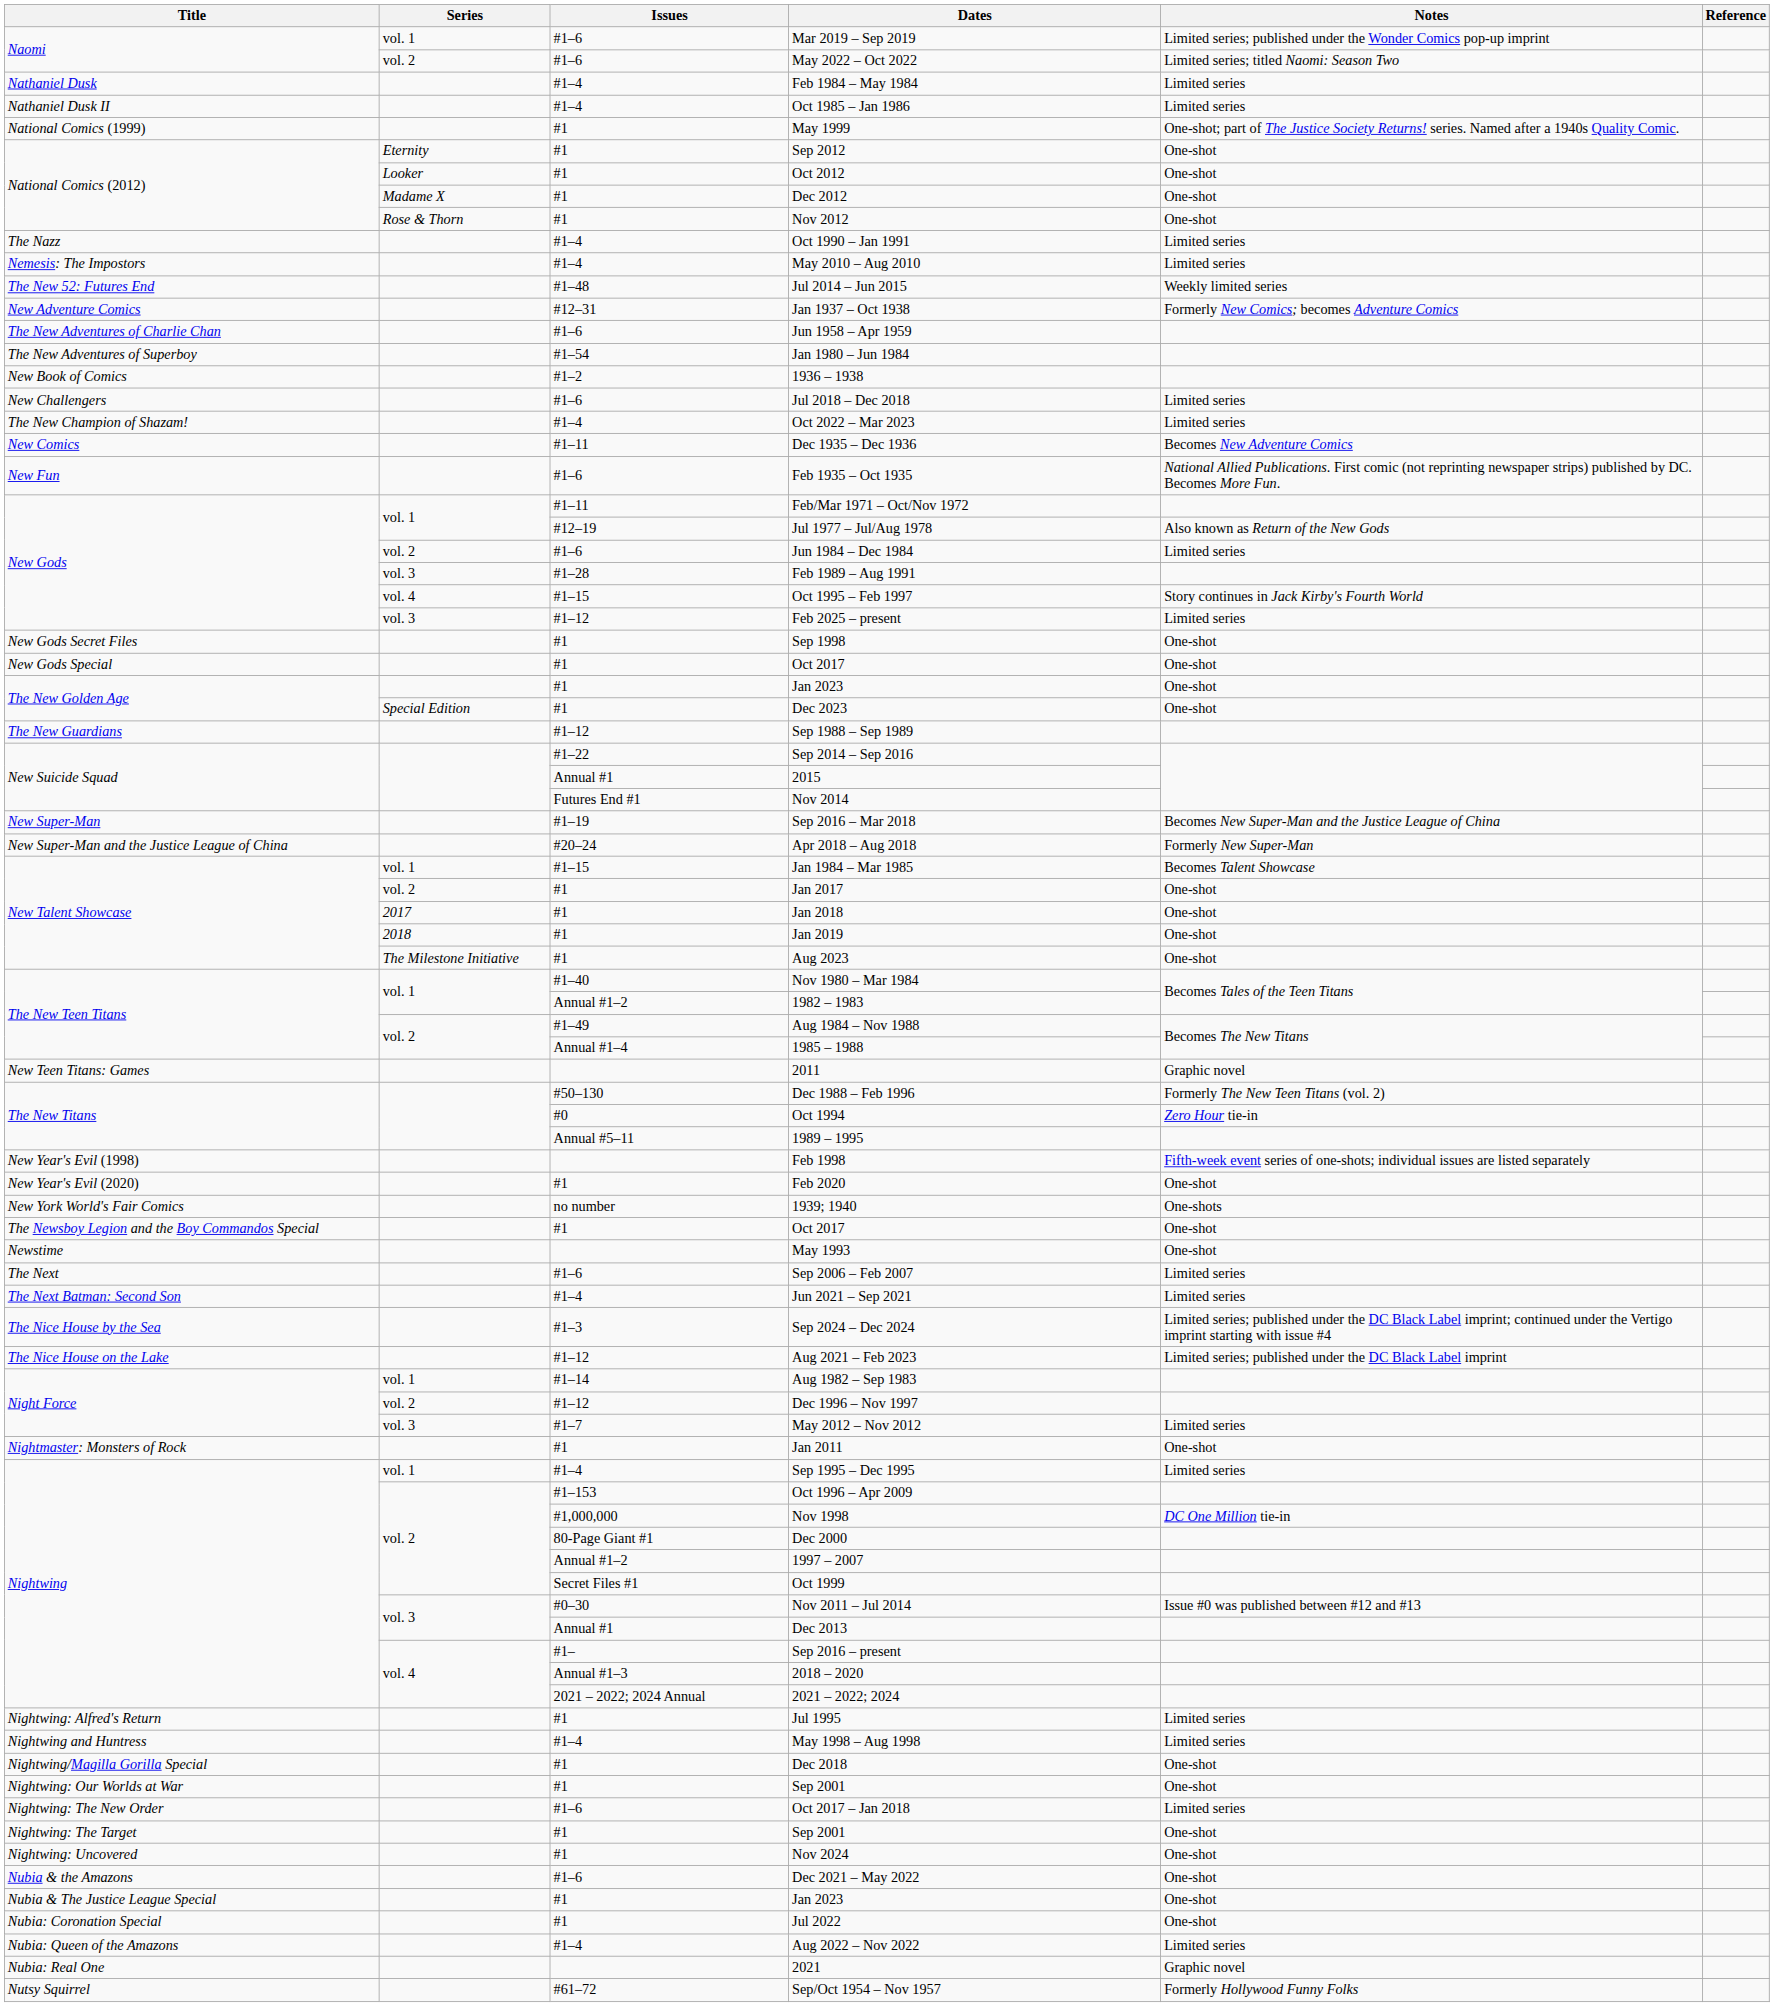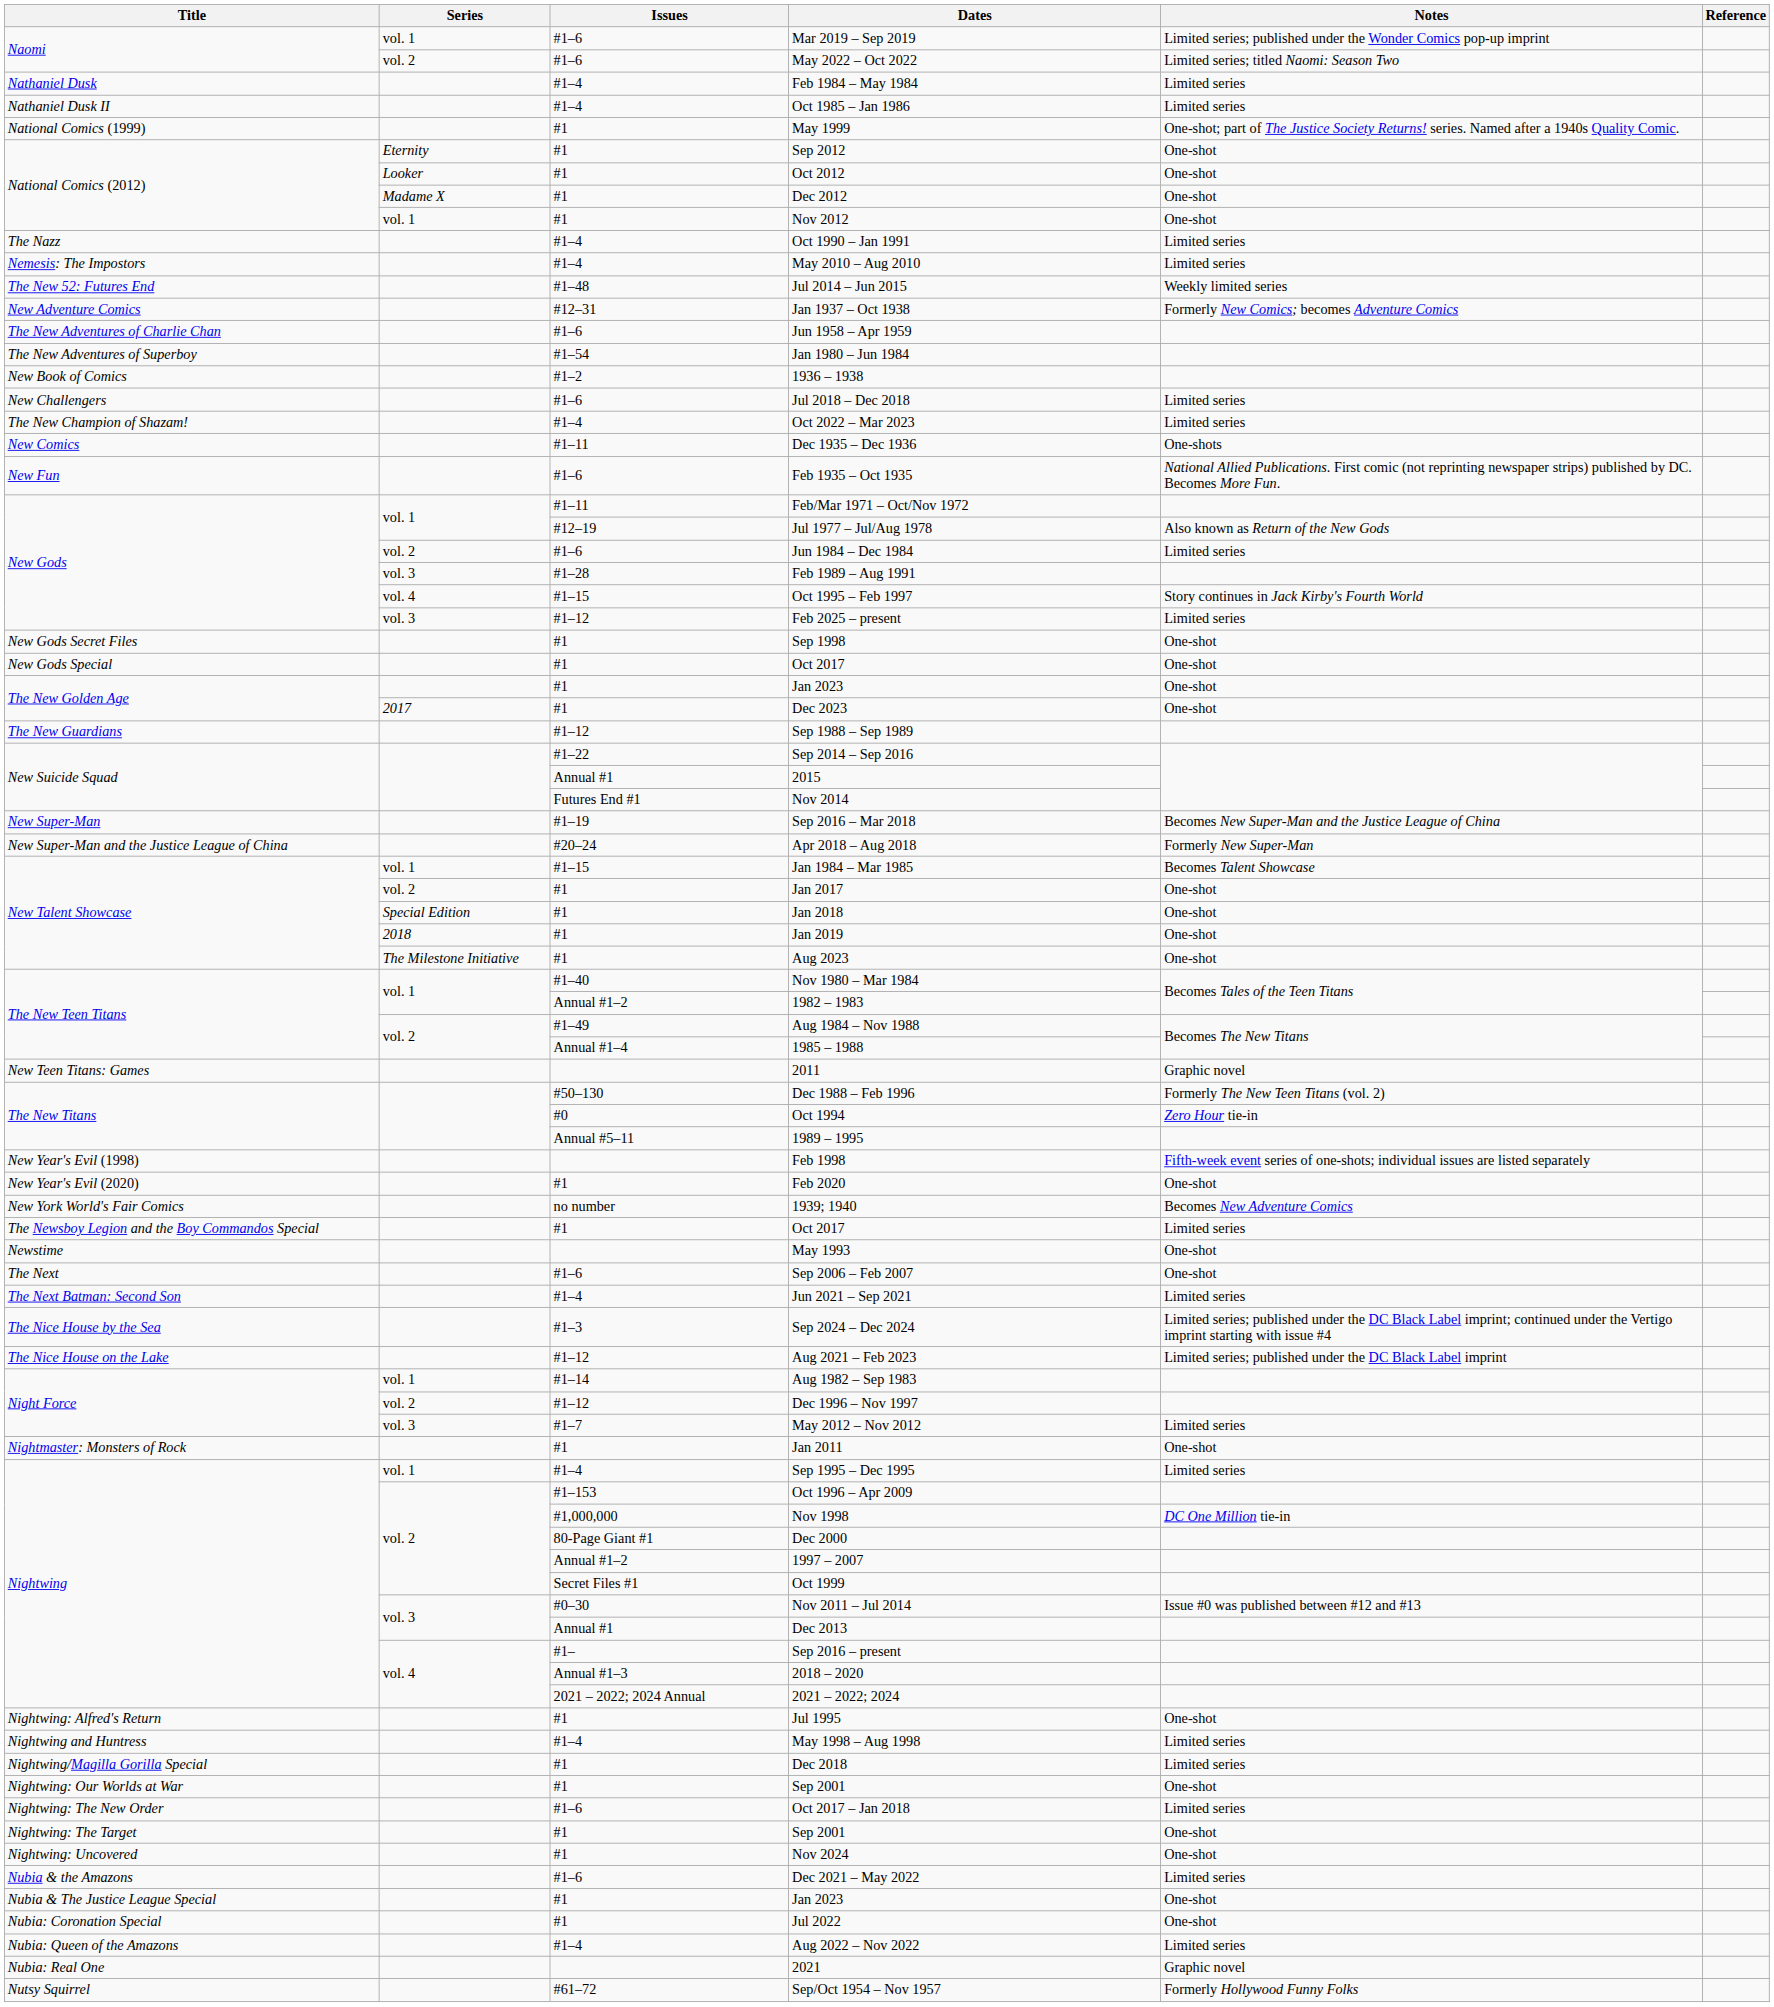(423, 219) Rose & Thorn -> (399, 219) vol. 1
(1258, 444) Becomes New Adventure Comics -> (1193, 444) One-shots
(426, 709) Special Edition -> (397, 709) 2017
(397, 912) 2017 -> (426, 912) Special Edition
(1193, 1206) One-shots -> (1258, 1206) Becomes New Adventure Comics
(1190, 1228) One-shot -> (1205, 1228) Limited series
(1205, 1273) Limited series -> (1190, 1273) One-shot
(1205, 1719) Limited series -> (1190, 1719) One-shot
(1190, 1764) One-shot -> (1205, 1764) Limited series
(1190, 1877) One-shot -> (1205, 1877) Limited series
